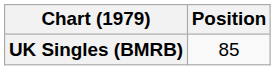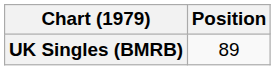(229, 49) 85 -> (229, 49) 89
